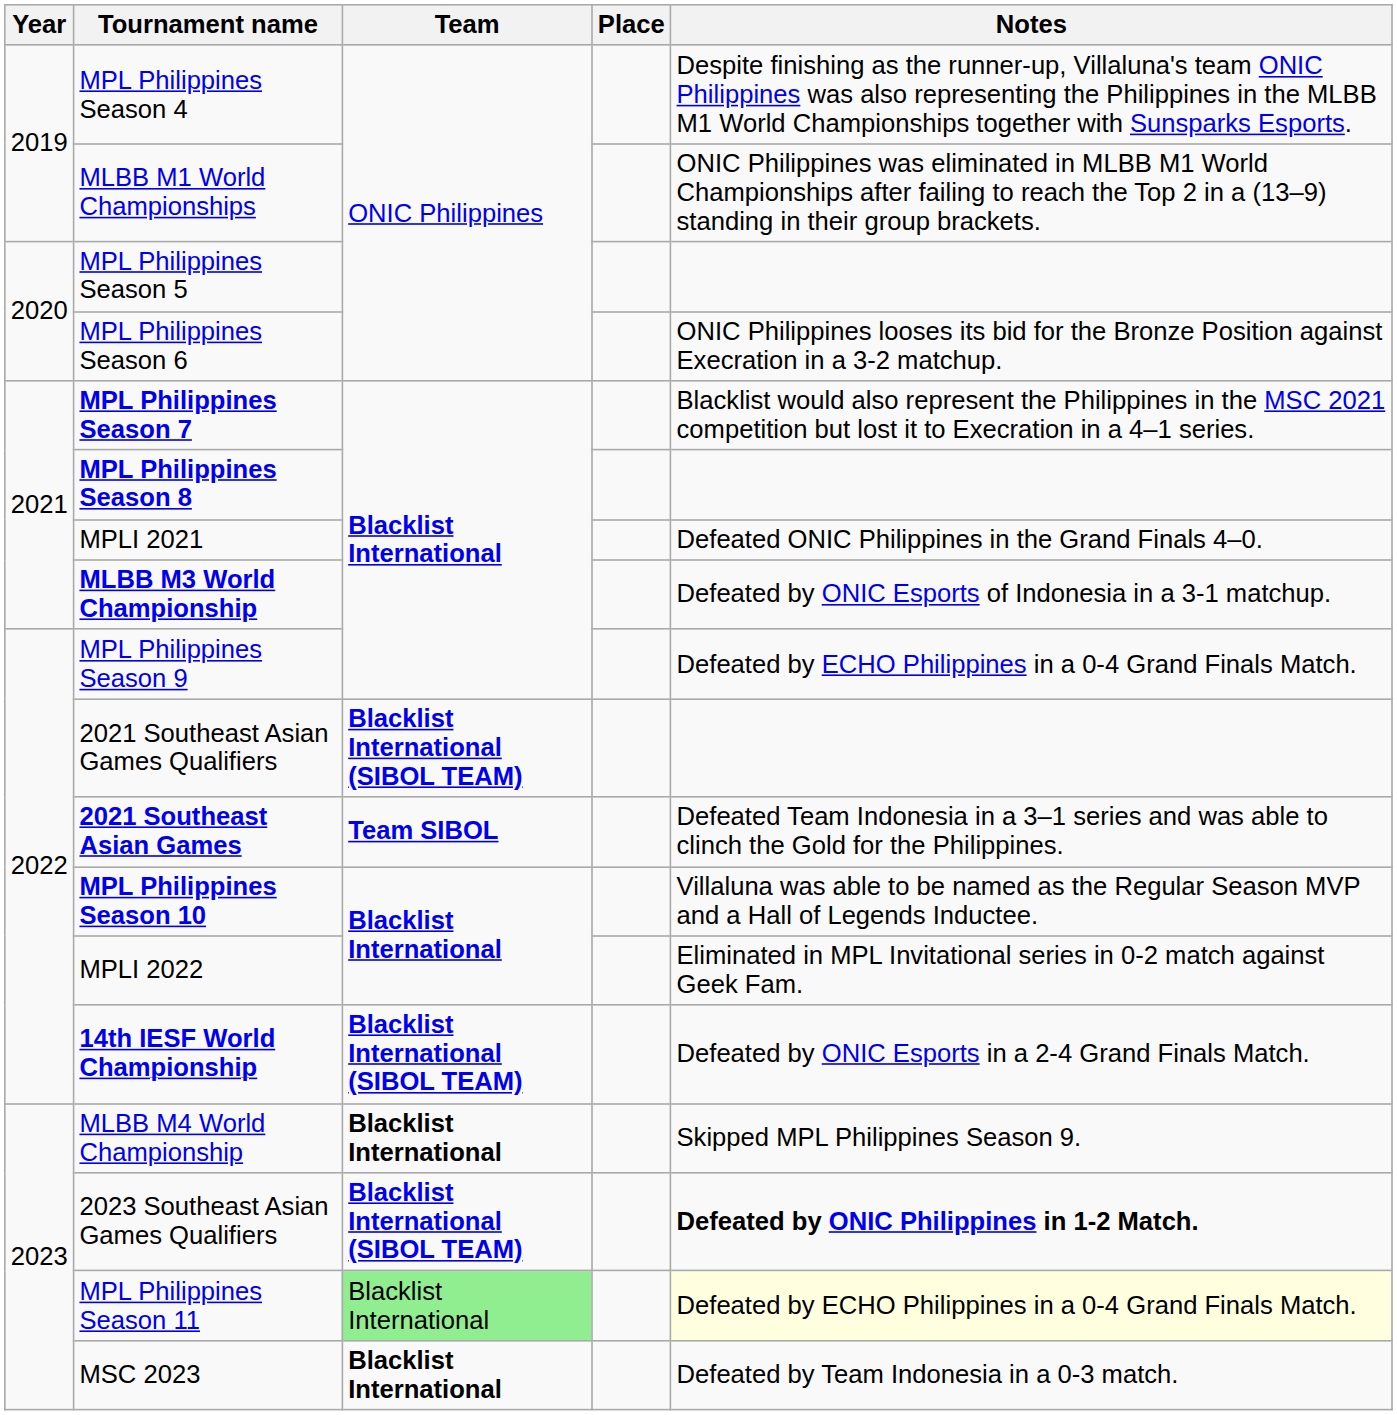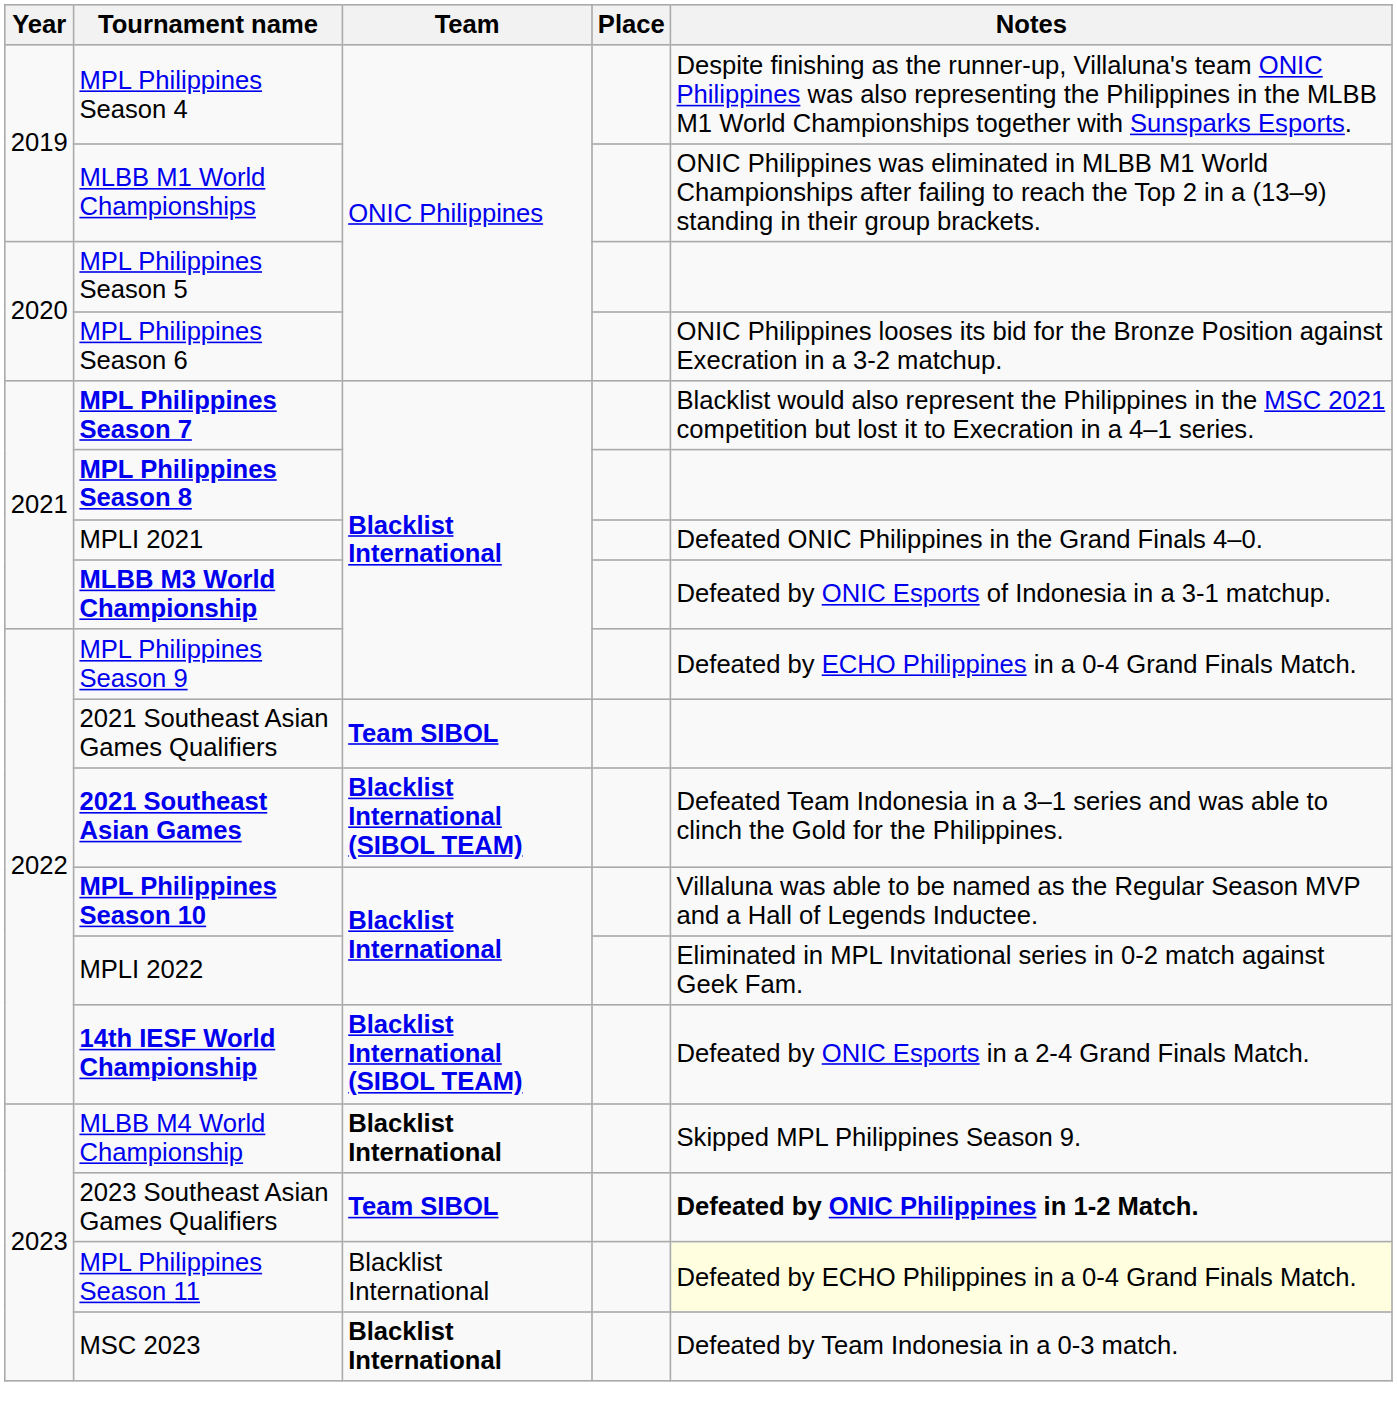(435, 747) Blacklist International (SIBOL TEAM) -> (423, 733) Team SIBOL
(423, 831) Team SIBOL -> (435, 817) Blacklist International (SIBOL TEAM)
(435, 1221) Blacklist International (SIBOL TEAM) -> (423, 1207) Team SIBOL
(419, 1305) lightgreen background -> (419, 1276) no background
